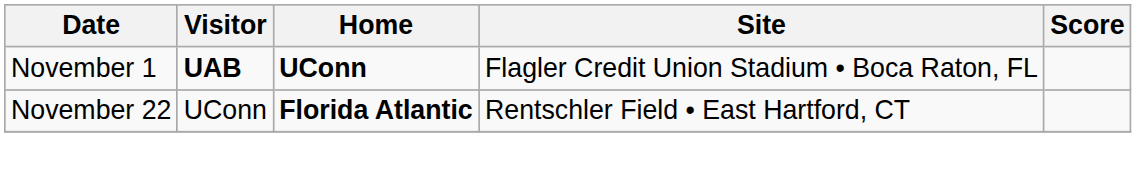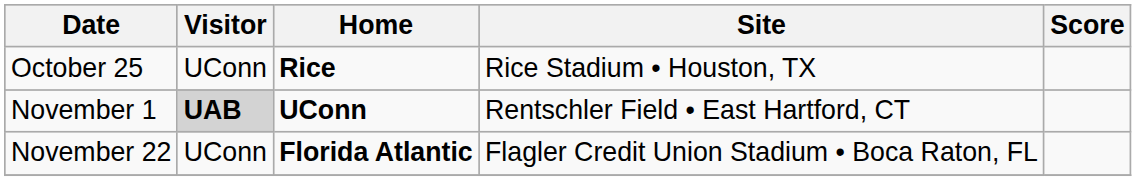+ row: (77, 68)
(213, 68) no background -> (213, 110) lightgrey background
(761, 68) Flagler Credit Union Stadium • Boca Raton, FL -> (698, 110) Rentschler Field • East Hartford, CT
(698, 110) Rentschler Field • East Hartford, CT -> (761, 152) Flagler Credit Union Stadium • Boca Raton, FL
